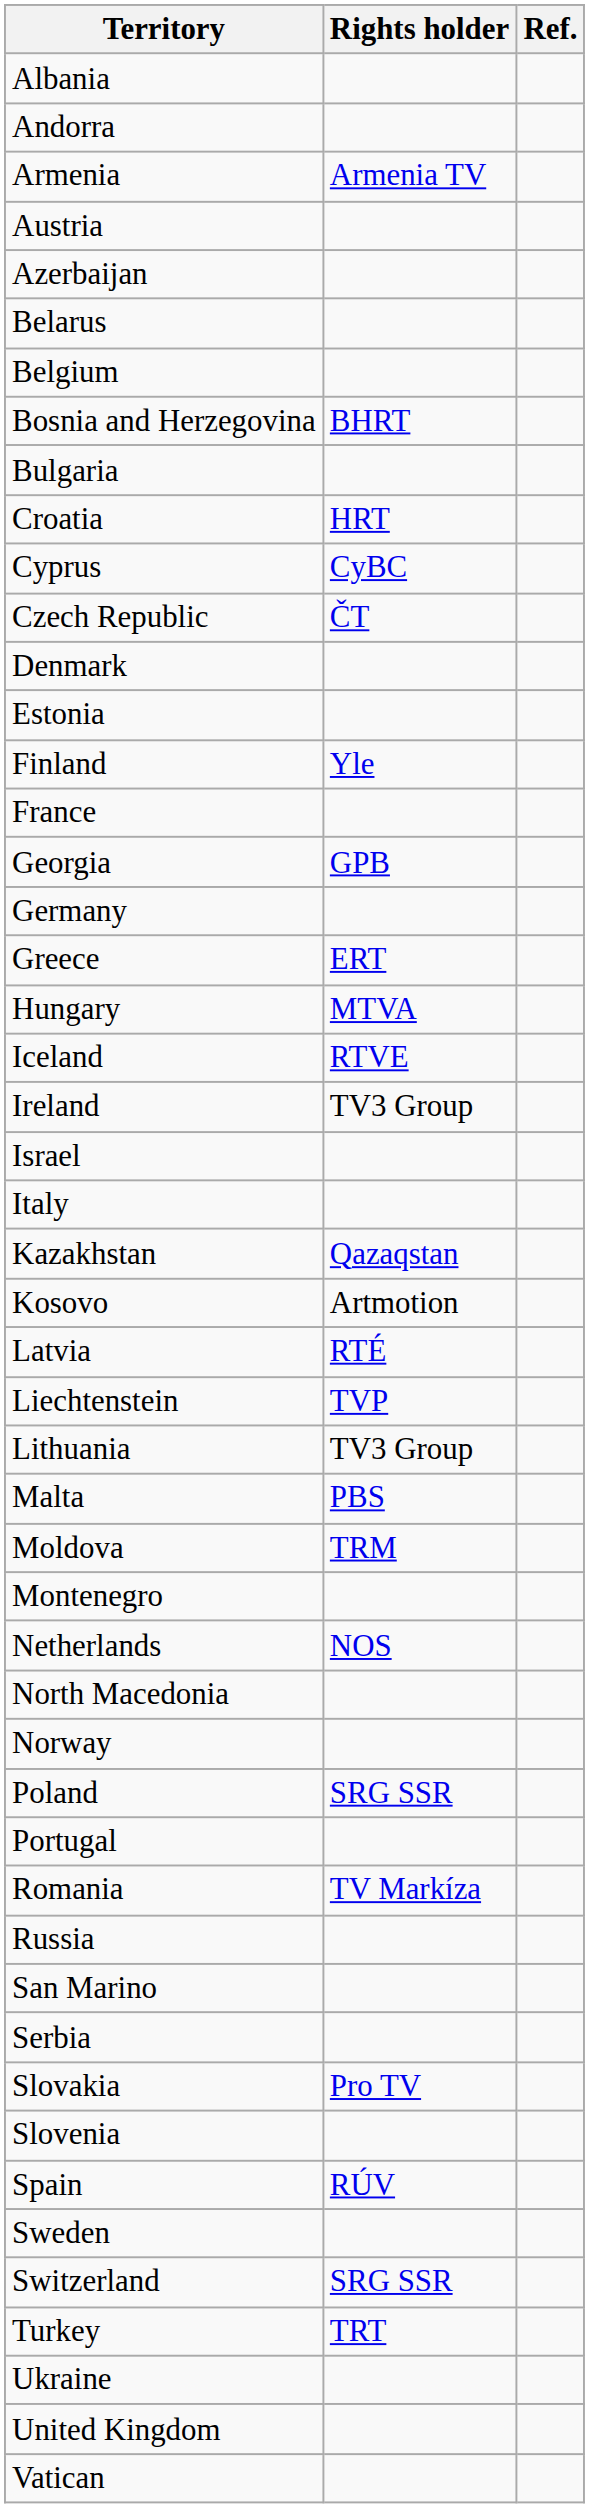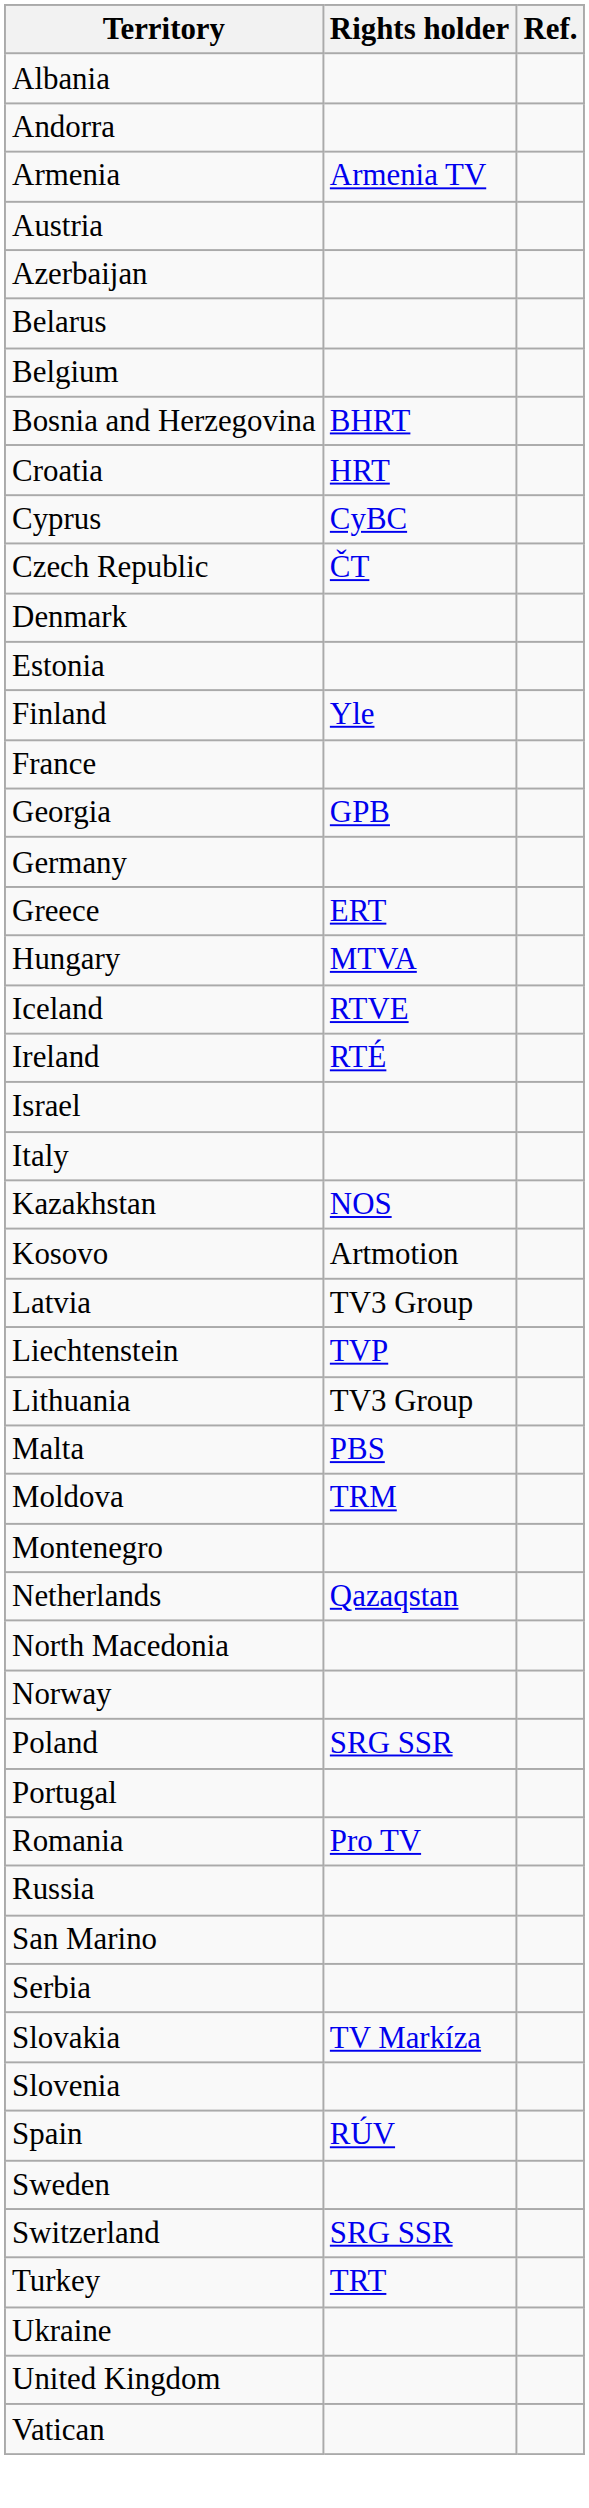- row: (65, 469)
(401, 1106) TV3 Group -> (358, 1057) RTÉ
(394, 1253) Qazaqstan -> (361, 1204) NOS
(358, 1351) RTÉ -> (401, 1302) TV3 Group
(361, 1645) NOS -> (394, 1596) Qazaqstan
(405, 1889) TV Markíza -> (375, 1841) Pro TV
(375, 2085) Pro TV -> (405, 2036) TV Markíza
